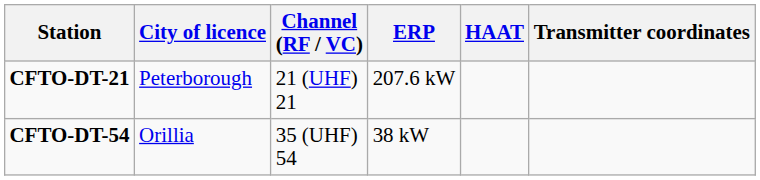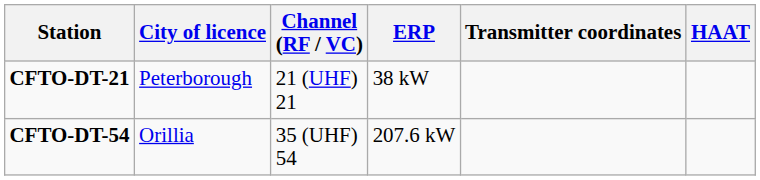columns swapped: (494, 32) <-> (642, 32)
(414, 77) 207.6 kW -> (401, 77) 38 kW
(401, 134) 38 kW -> (414, 134) 207.6 kW
